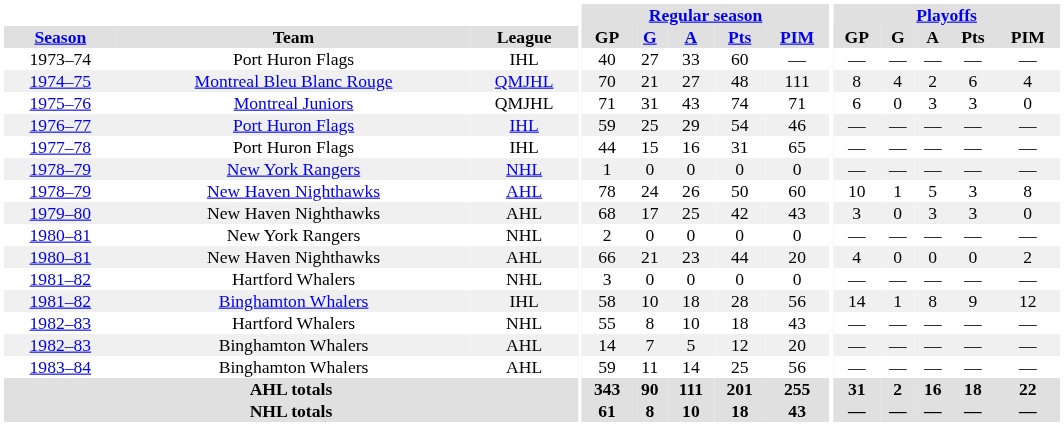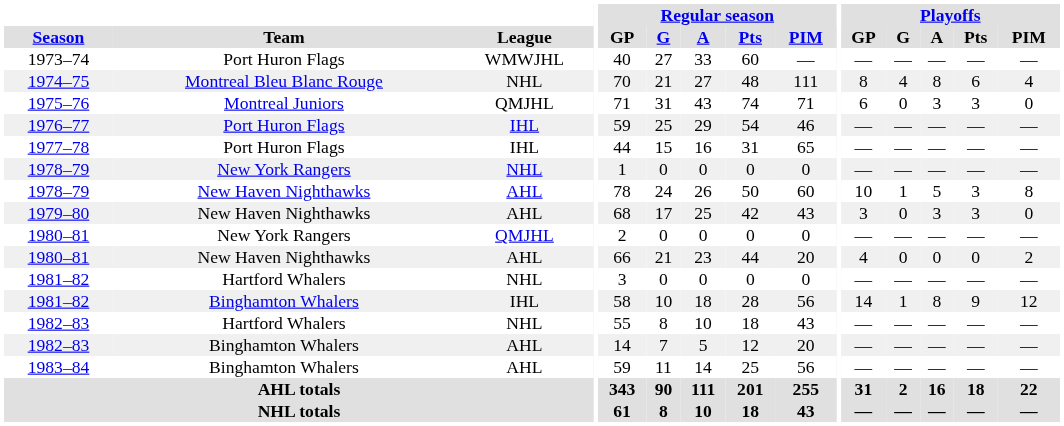(524, 58) IHL -> (524, 58) WMWJHL
(524, 80) QMJHL -> (524, 80) NHL
(933, 80) 2 -> (937, 80) 8
(524, 234) NHL -> (524, 234) QMJHL
